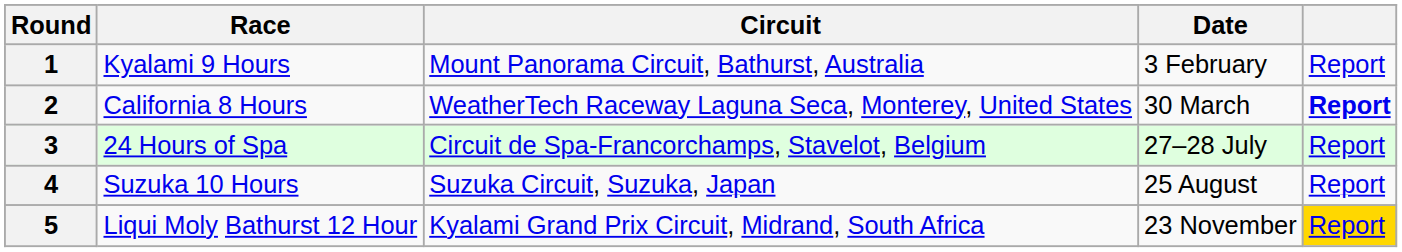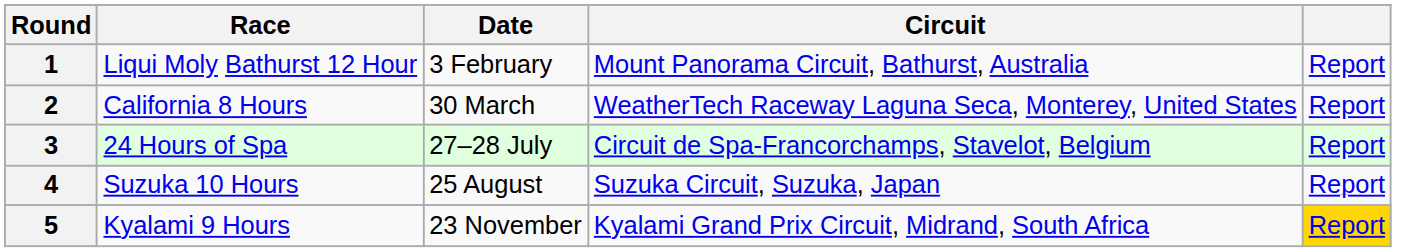columns swapped: (781, 25) <-> (1220, 25)
(197, 65) Kyalami 9 Hours -> (260, 65) Liqui Moly Bathurst 12 Hour
(1350, 105) bold -> (1347, 105) normal
(260, 225) Liqui Moly Bathurst 12 Hour -> (197, 225) Kyalami 9 Hours
